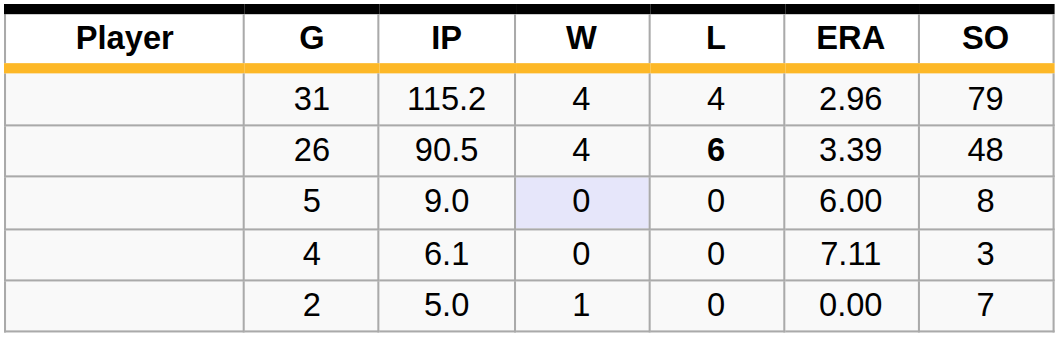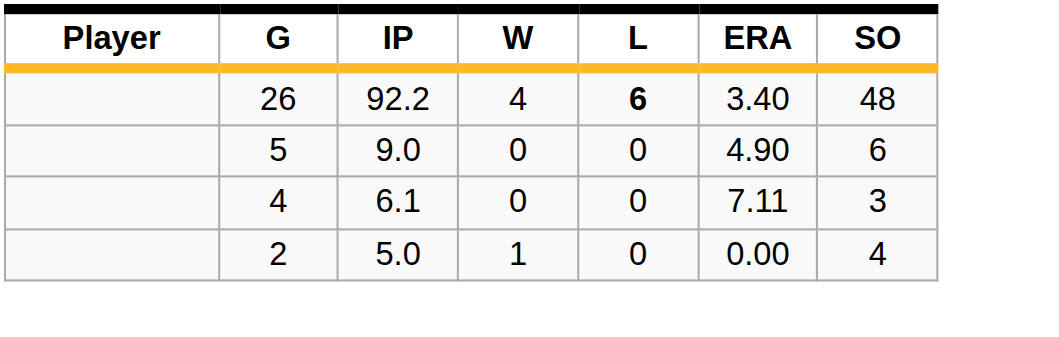- row: (312, 98)
(447, 150) 90.5 -> (398, 98) 92.2
(851, 150) 3.39 -> (758, 98) 3.40
(581, 201) lavender background -> (518, 150) no background
(851, 201) 6.00 -> (758, 150) 4.90
(986, 201) 8 -> (878, 150) 6
(986, 305) 7 -> (878, 253) 4
